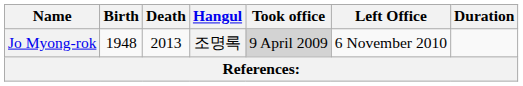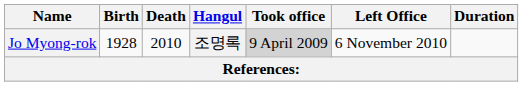(121, 42) 1948 -> (121, 42) 1928
(166, 42) 2013 -> (166, 42) 2010
